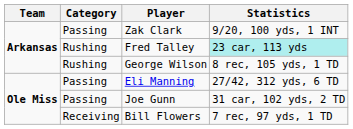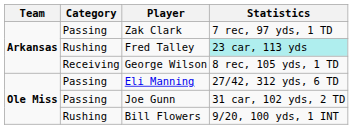(276, 30) 9/20, 100 yds, 1 INT -> (272, 30) 7 rec, 97 yds, 1 TD
(85, 64) Rushing -> (91, 64) Receiving
(91, 116) Receiving -> (85, 116) Rushing
(272, 116) 7 rec, 97 yds, 1 TD -> (276, 116) 9/20, 100 yds, 1 INT
